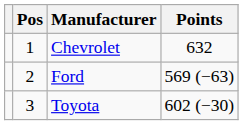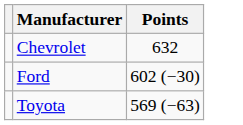- column: (30, 19)
(199, 76) 569 (−63) -> (165, 76) 602 (−30)
(199, 105) 602 (−30) -> (165, 105) 569 (−63)
